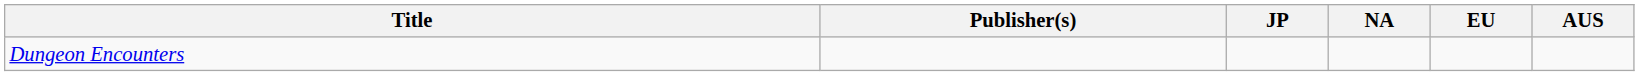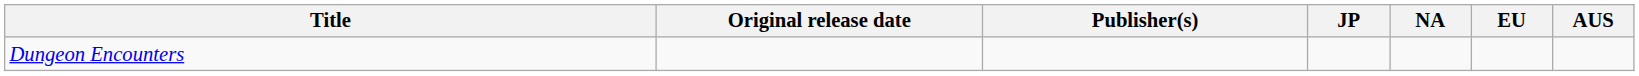+ column: (819, 20)
